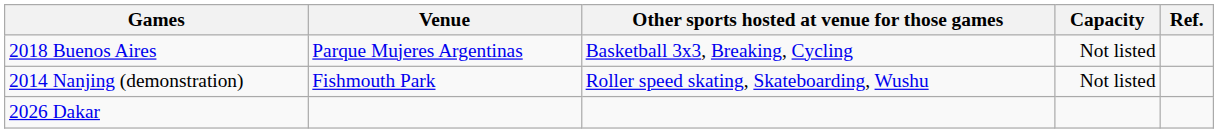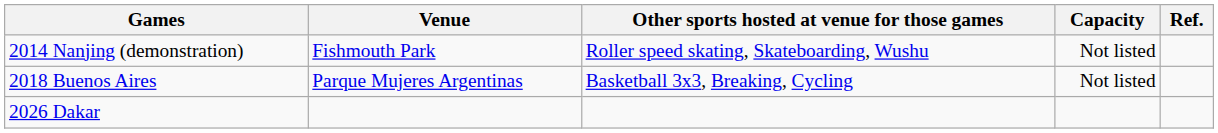rows swapped: (126, 81) <-> (83, 50)
